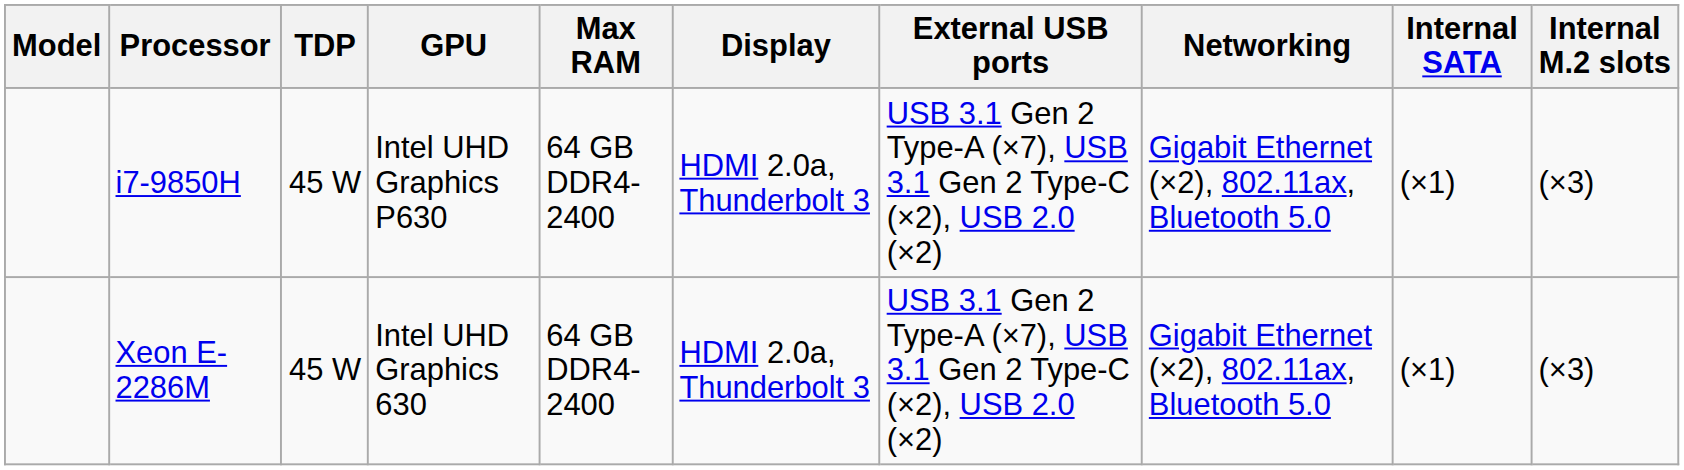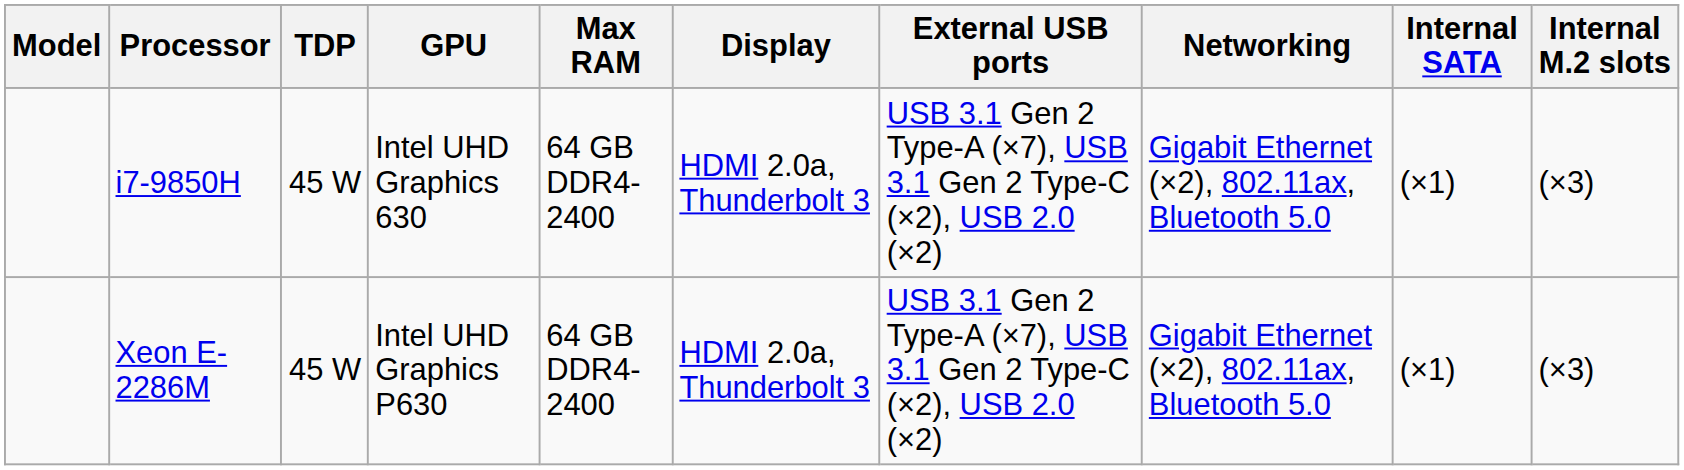(442, 182) Intel UHD Graphics P630 -> (442, 182) Intel UHD Graphics 630
(442, 370) Intel UHD Graphics 630 -> (442, 370) Intel UHD Graphics P630
